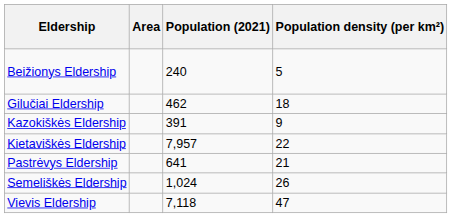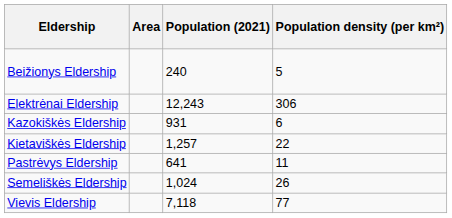+ row: (63, 103)
- row: (55, 103)
(176, 123) 391 -> (176, 123) 931
(279, 123) 9 -> (279, 123) 6
(181, 143) 7,957 -> (181, 143) 1,257
(283, 163) 21 -> (282, 163) 11
(283, 202) 47 -> (283, 202) 77
